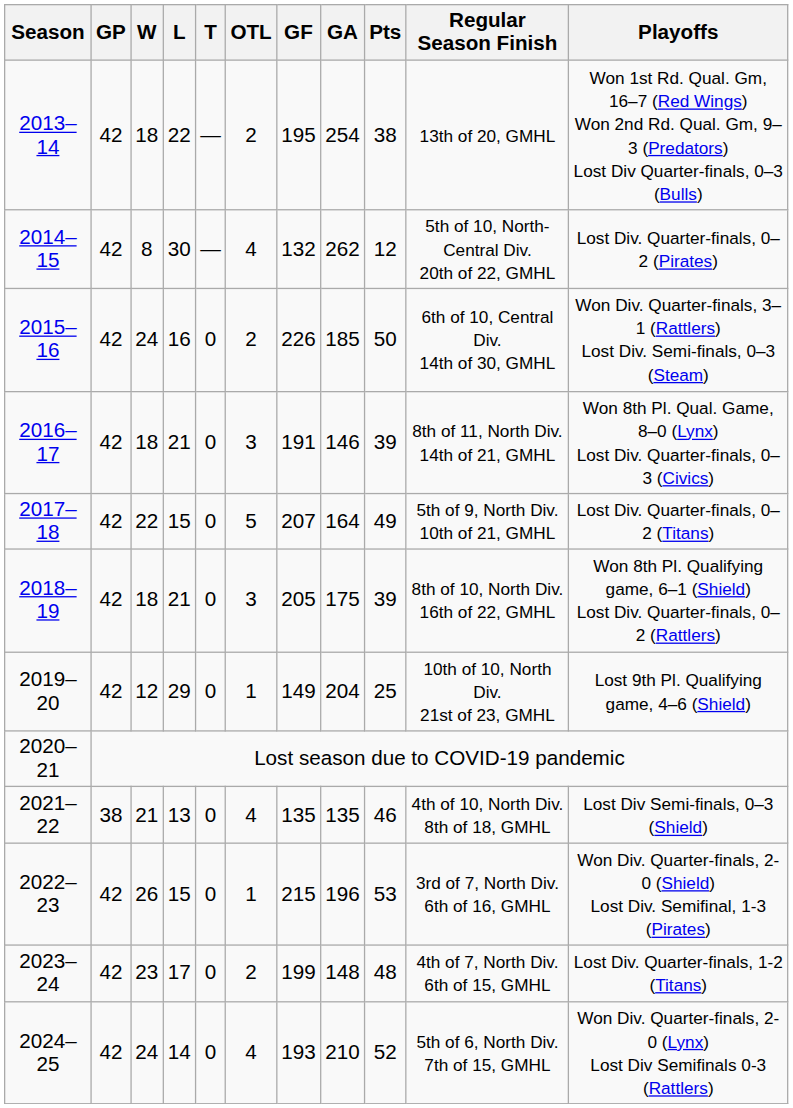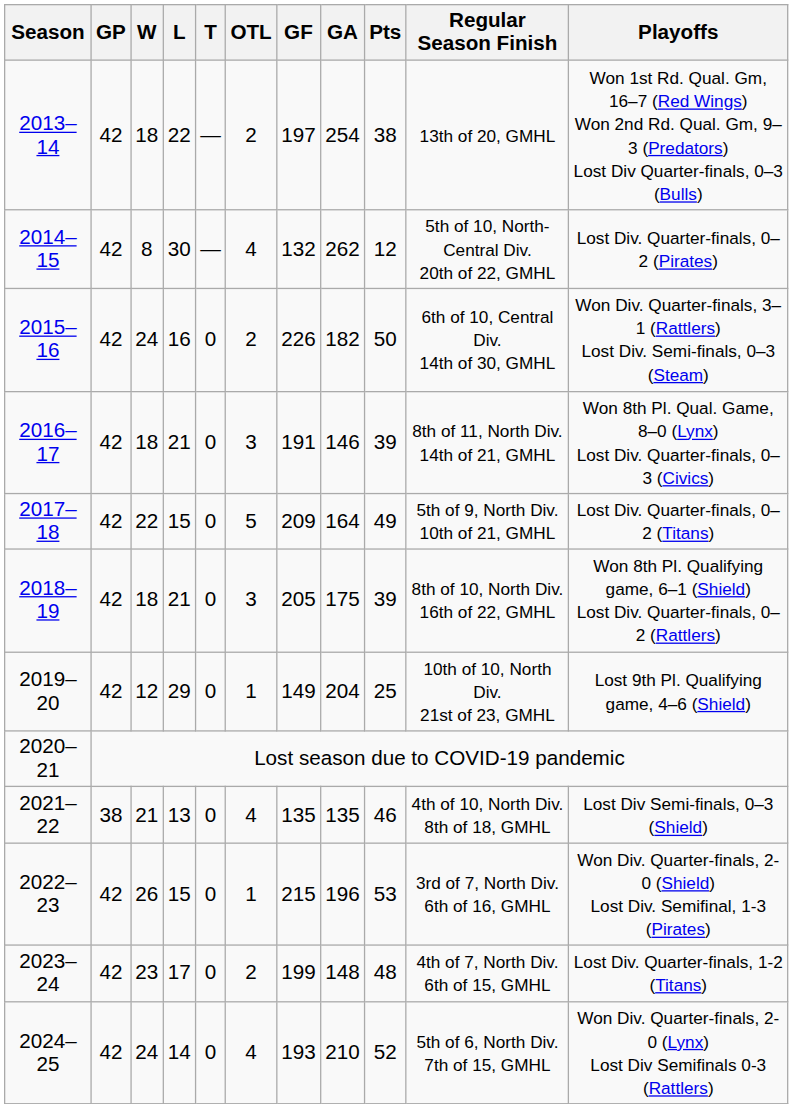(298, 134) 195 -> (298, 134) 197
(342, 339) 185 -> (342, 339) 182
(298, 521) 207 -> (298, 521) 209
